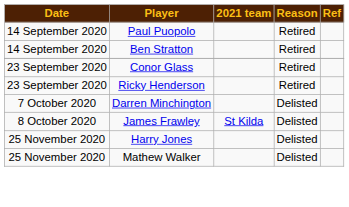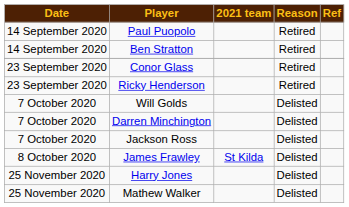+ row: (162, 103)
+ row: (162, 139)
